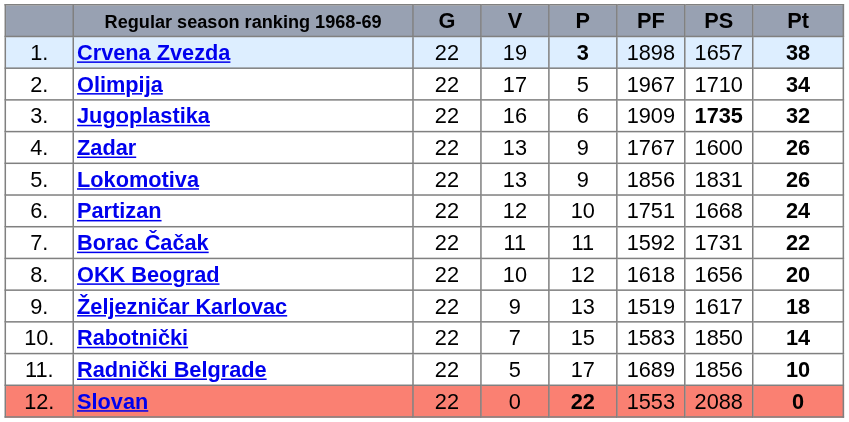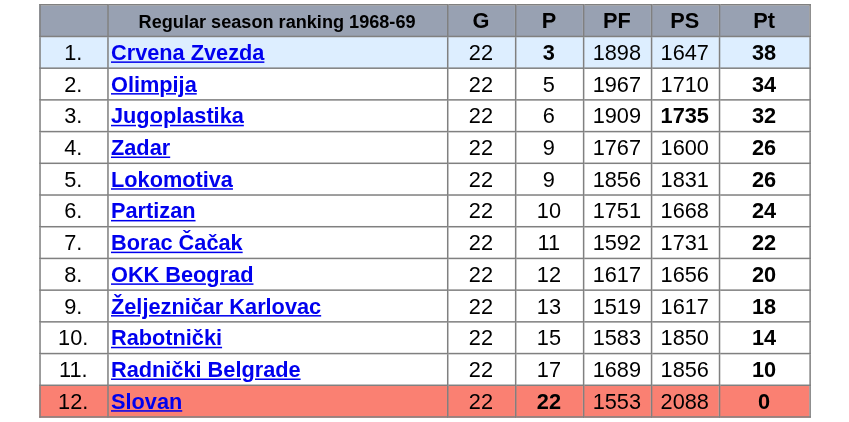- column: (515, 21)
(719, 52) 1657 -> (685, 52) 1647
(651, 274) 1618 -> (617, 274) 1617
